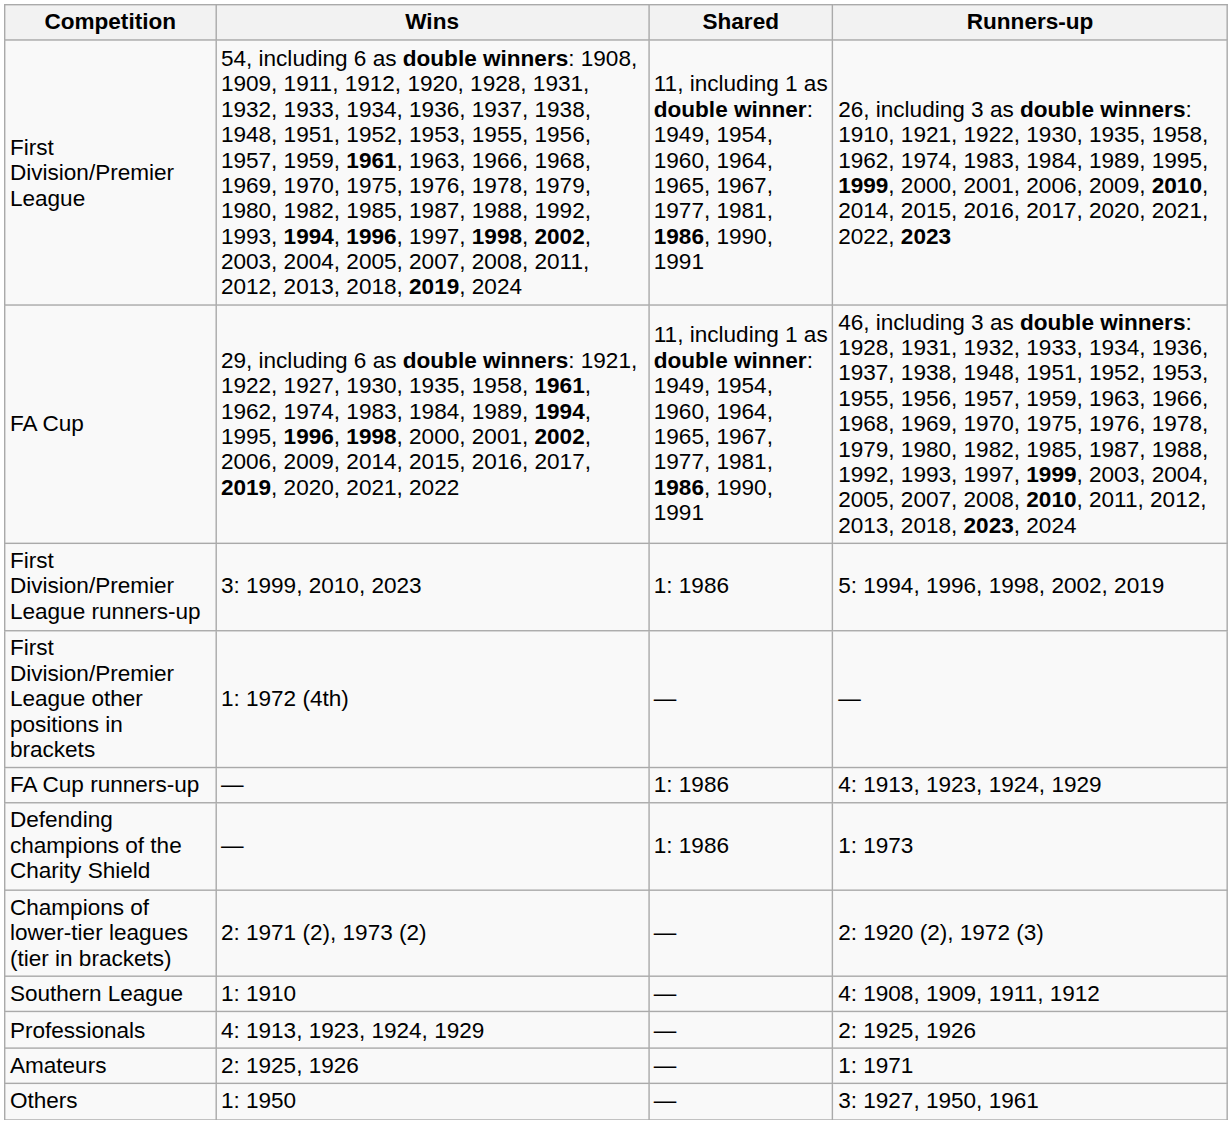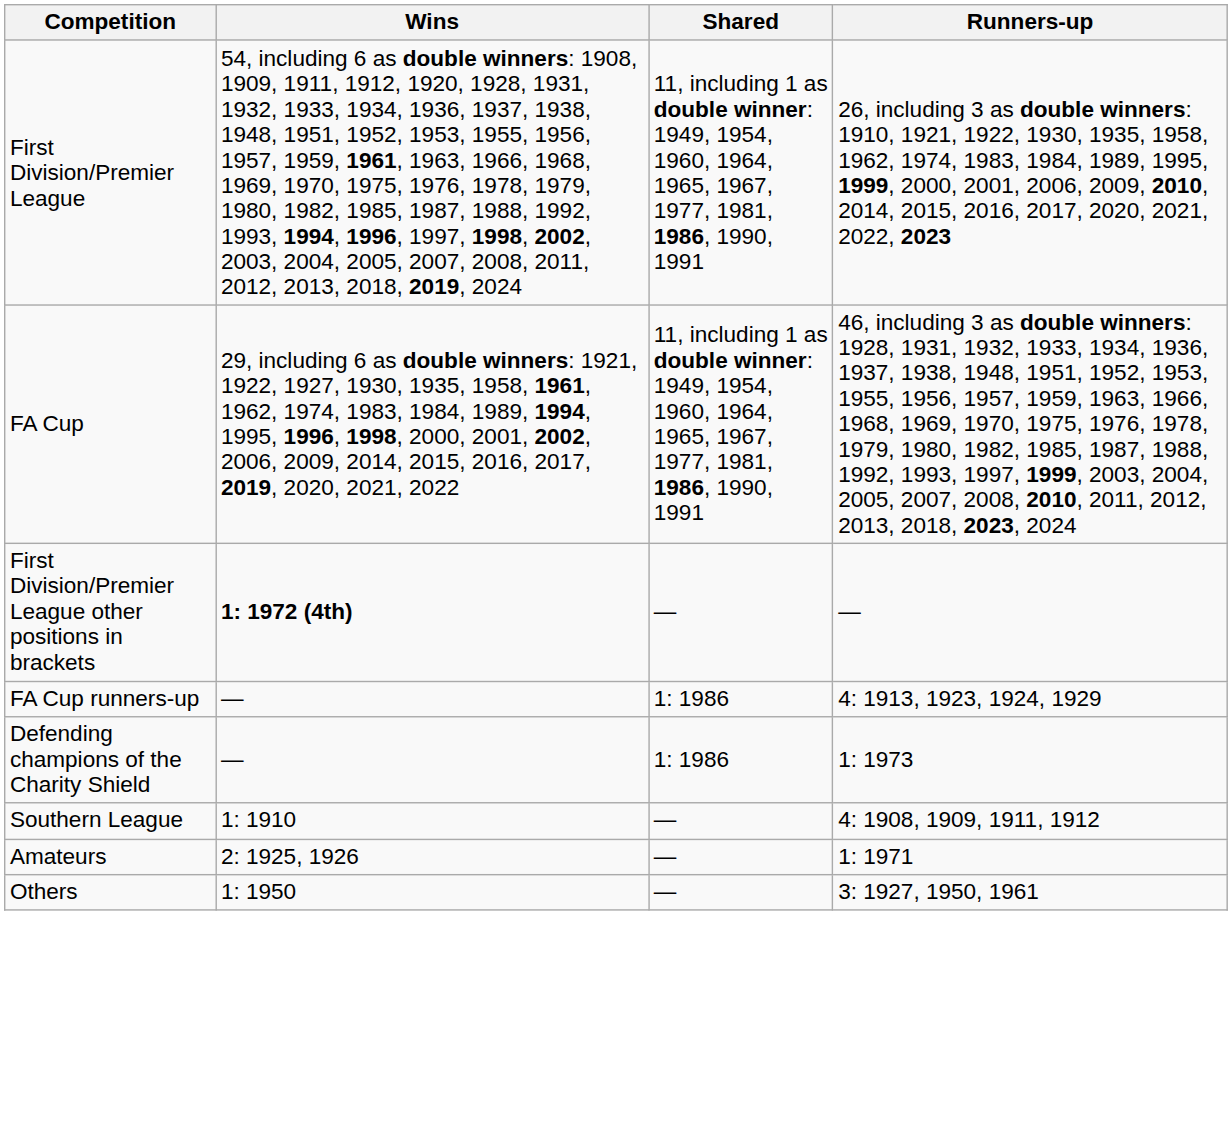- row: (105, 586)
(285, 698) normal -> (287, 611) bold
- row: (99, 932)
- row: (78, 1029)
